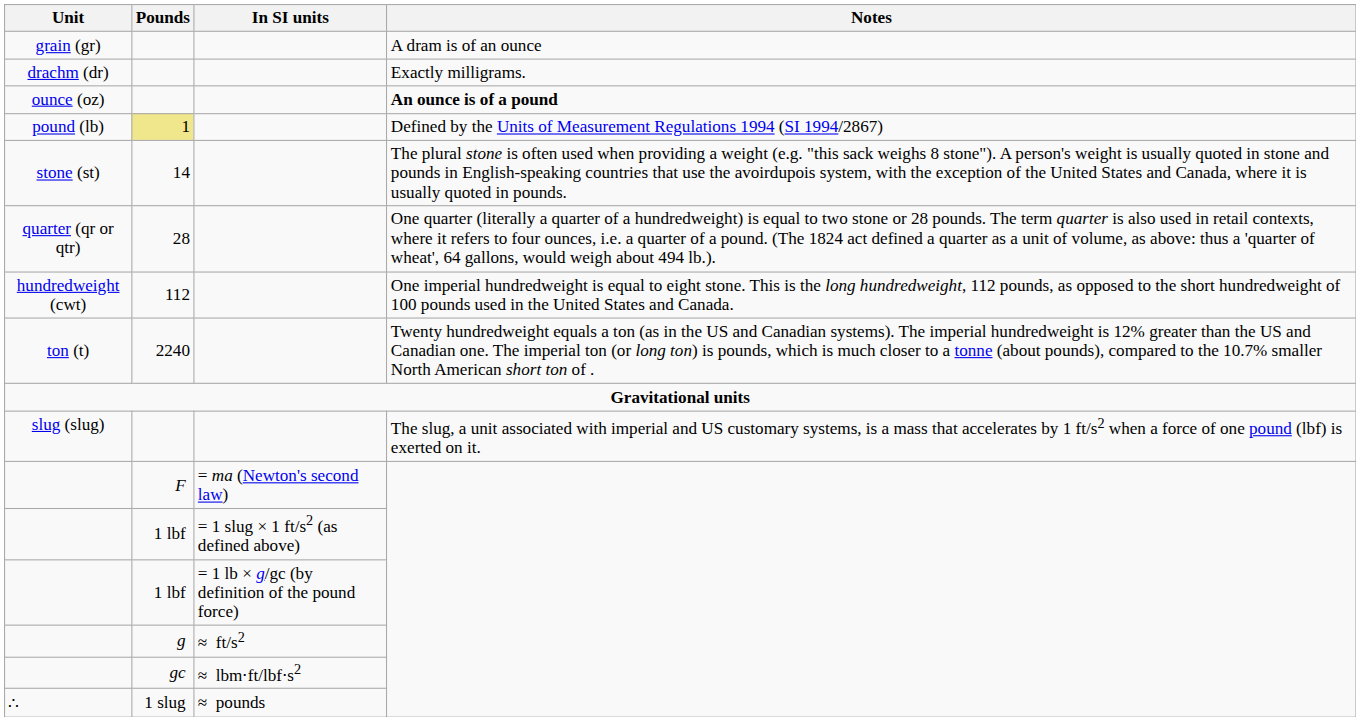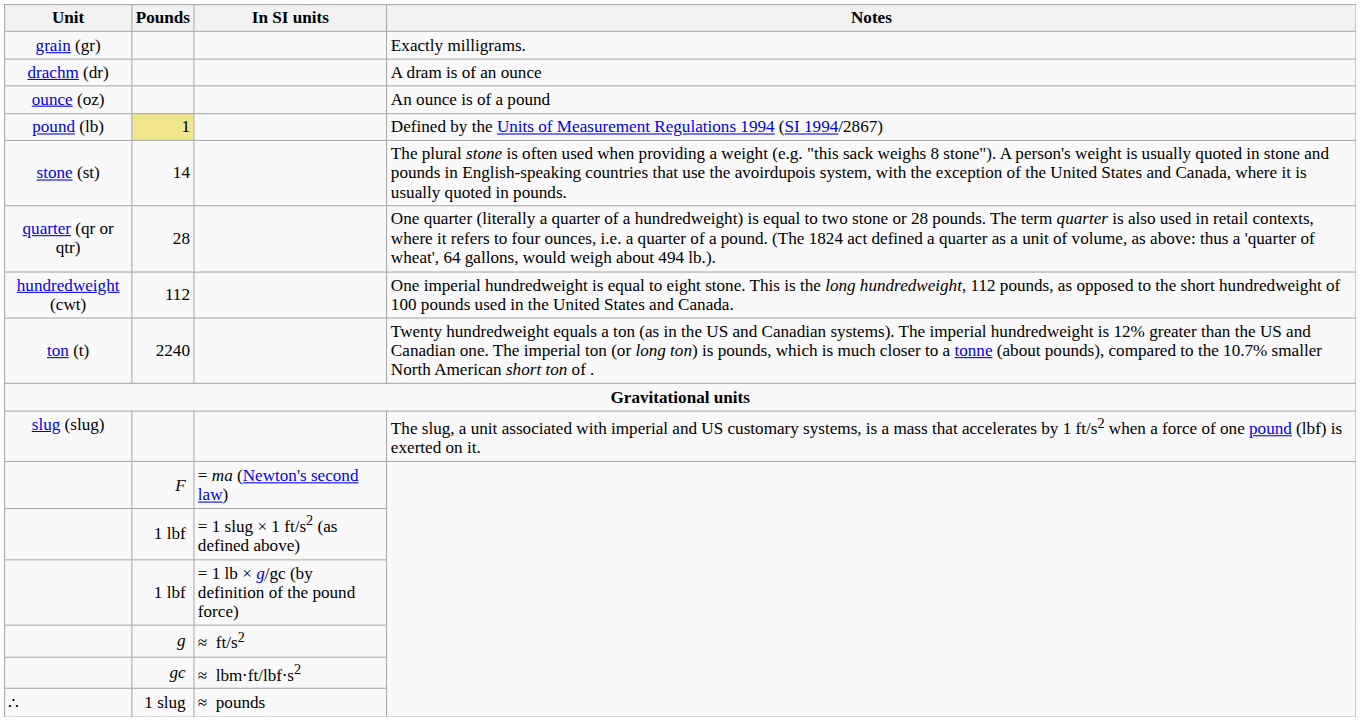(466, 45) A dram is of an ounce -> (458, 45) Exactly milligrams.
(458, 72) Exactly milligrams. -> (466, 72) A dram is of an ounce
(474, 99) bold -> (471, 99) normal
